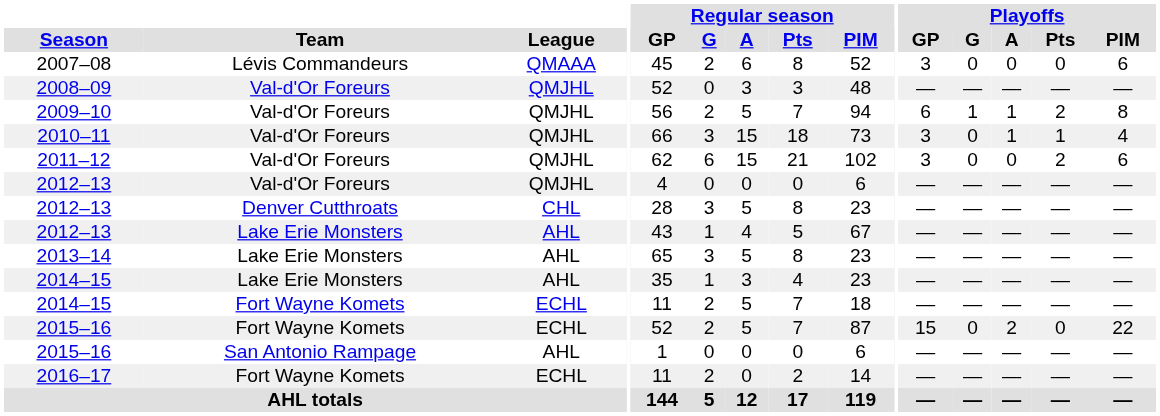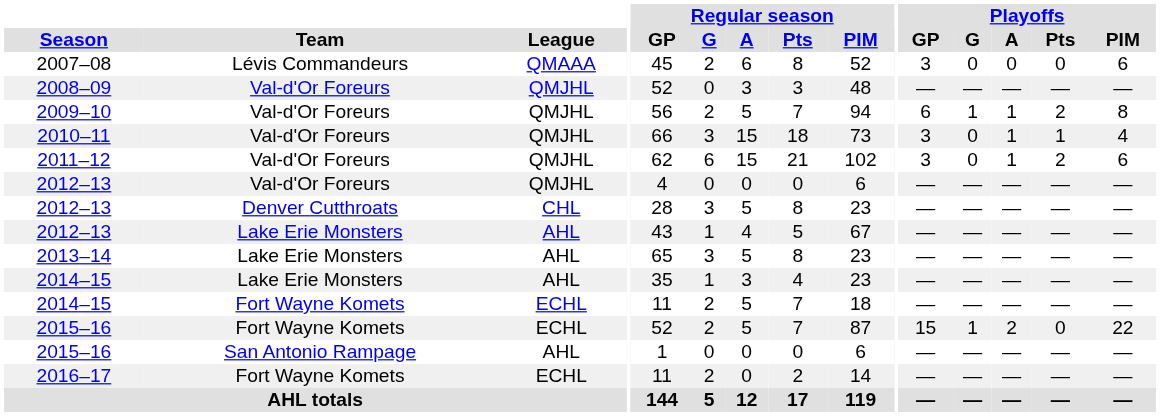(1012, 159) 0 -> (1012, 159) 1
(972, 327) 0 -> (972, 327) 1
